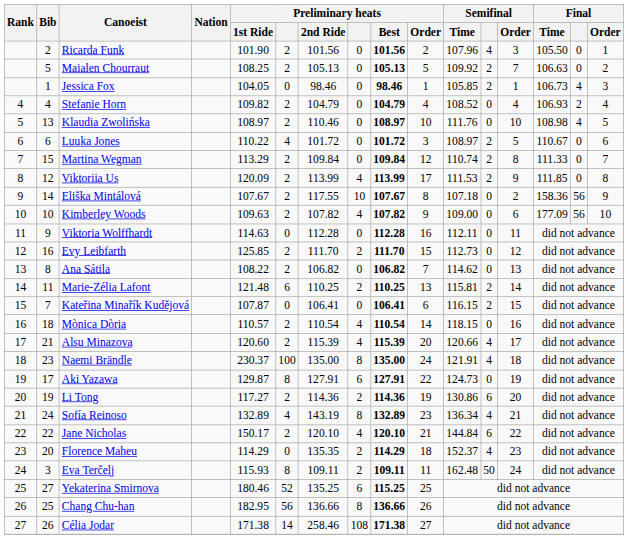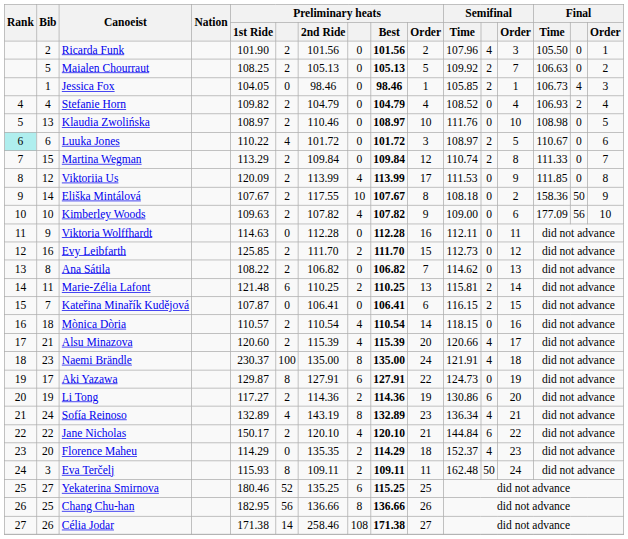(579, 123) 4 -> (579, 123) 0
(20, 141) no background -> (20, 141) paleturquoise background
(489, 178) 2 -> (489, 178) 0
(462, 196) 107.18 -> (462, 196) 108.18
(579, 196) 56 -> (579, 196) 50
